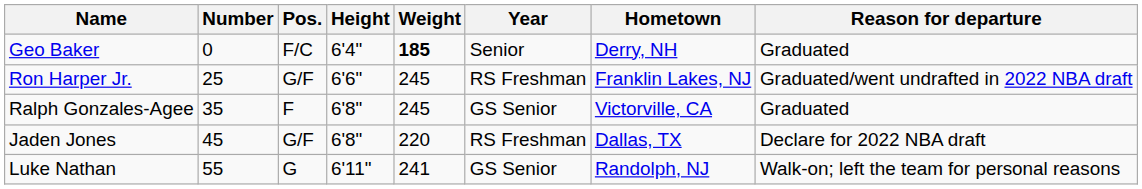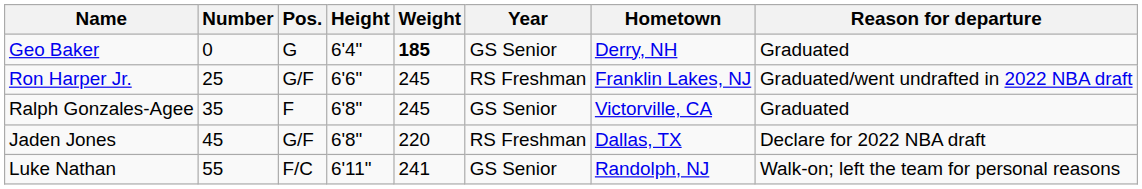(298, 49) F/C -> (290, 49) G
(497, 49) Senior -> (513, 49) GS Senior
(290, 169) G -> (298, 169) F/C
